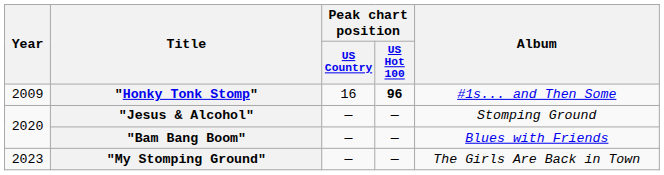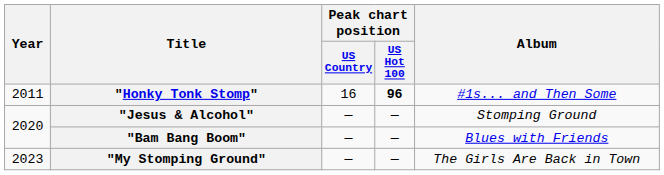(28, 94) 2009 -> (28, 94) 2011
